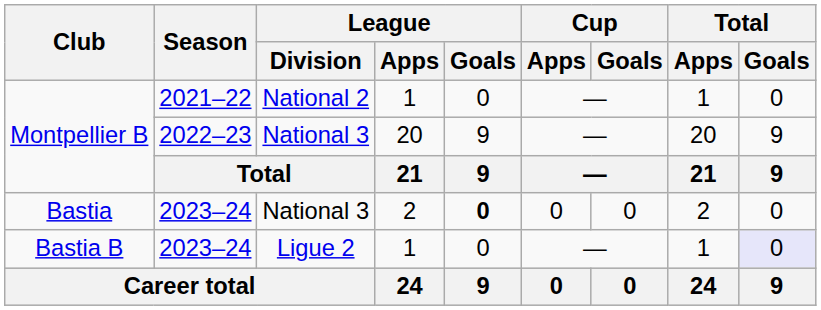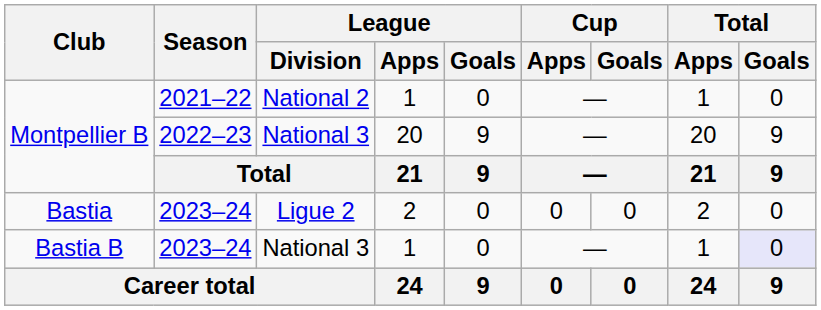(316, 211) National 3 -> (316, 211) Ligue 2
(483, 211) bold -> (483, 211) normal
(316, 248) Ligue 2 -> (316, 248) National 3
